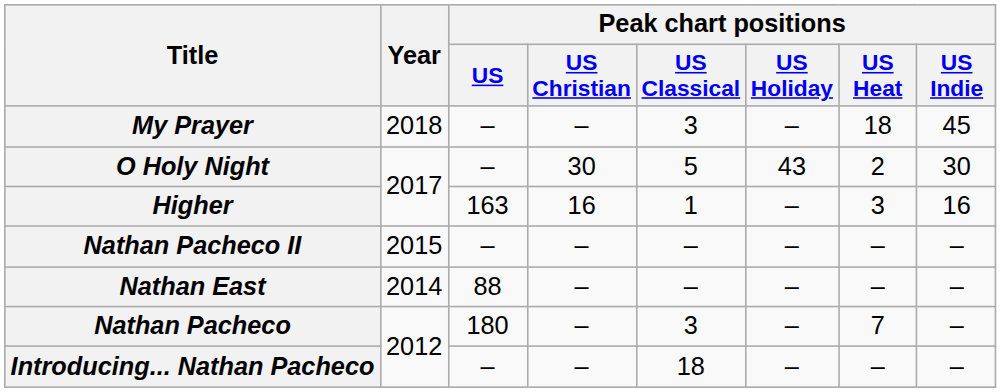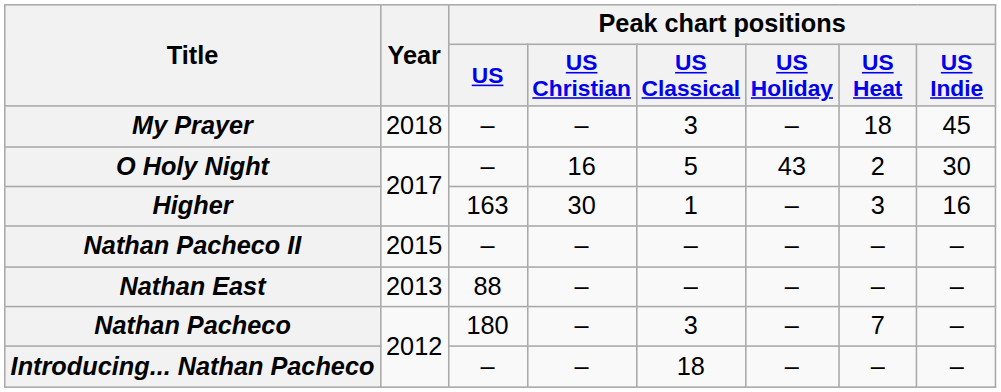(582, 165) 30 -> (582, 165) 16
(582, 206) 16 -> (582, 206) 30
(414, 286) 2014 -> (414, 286) 2013
